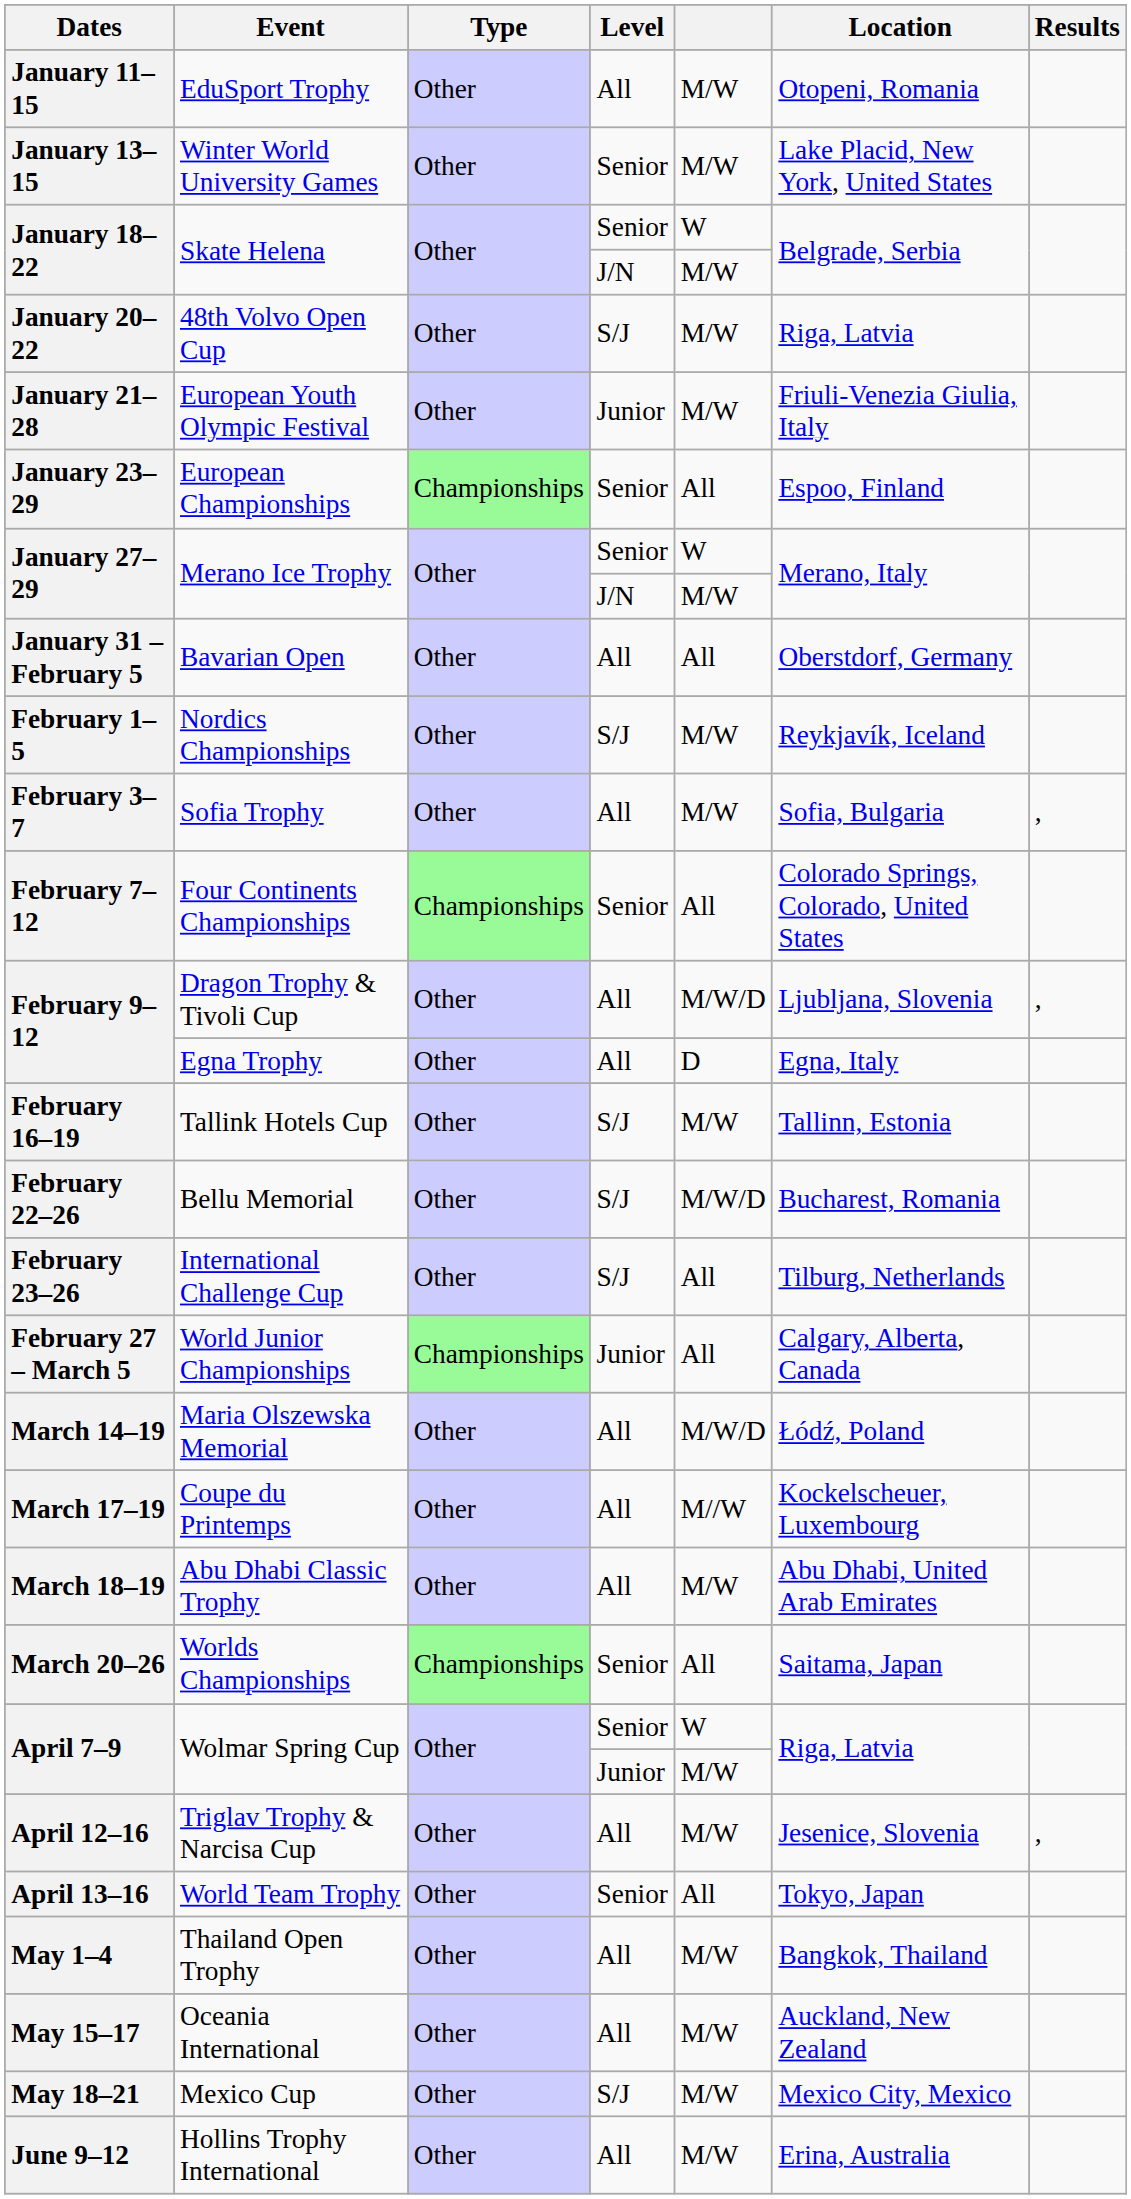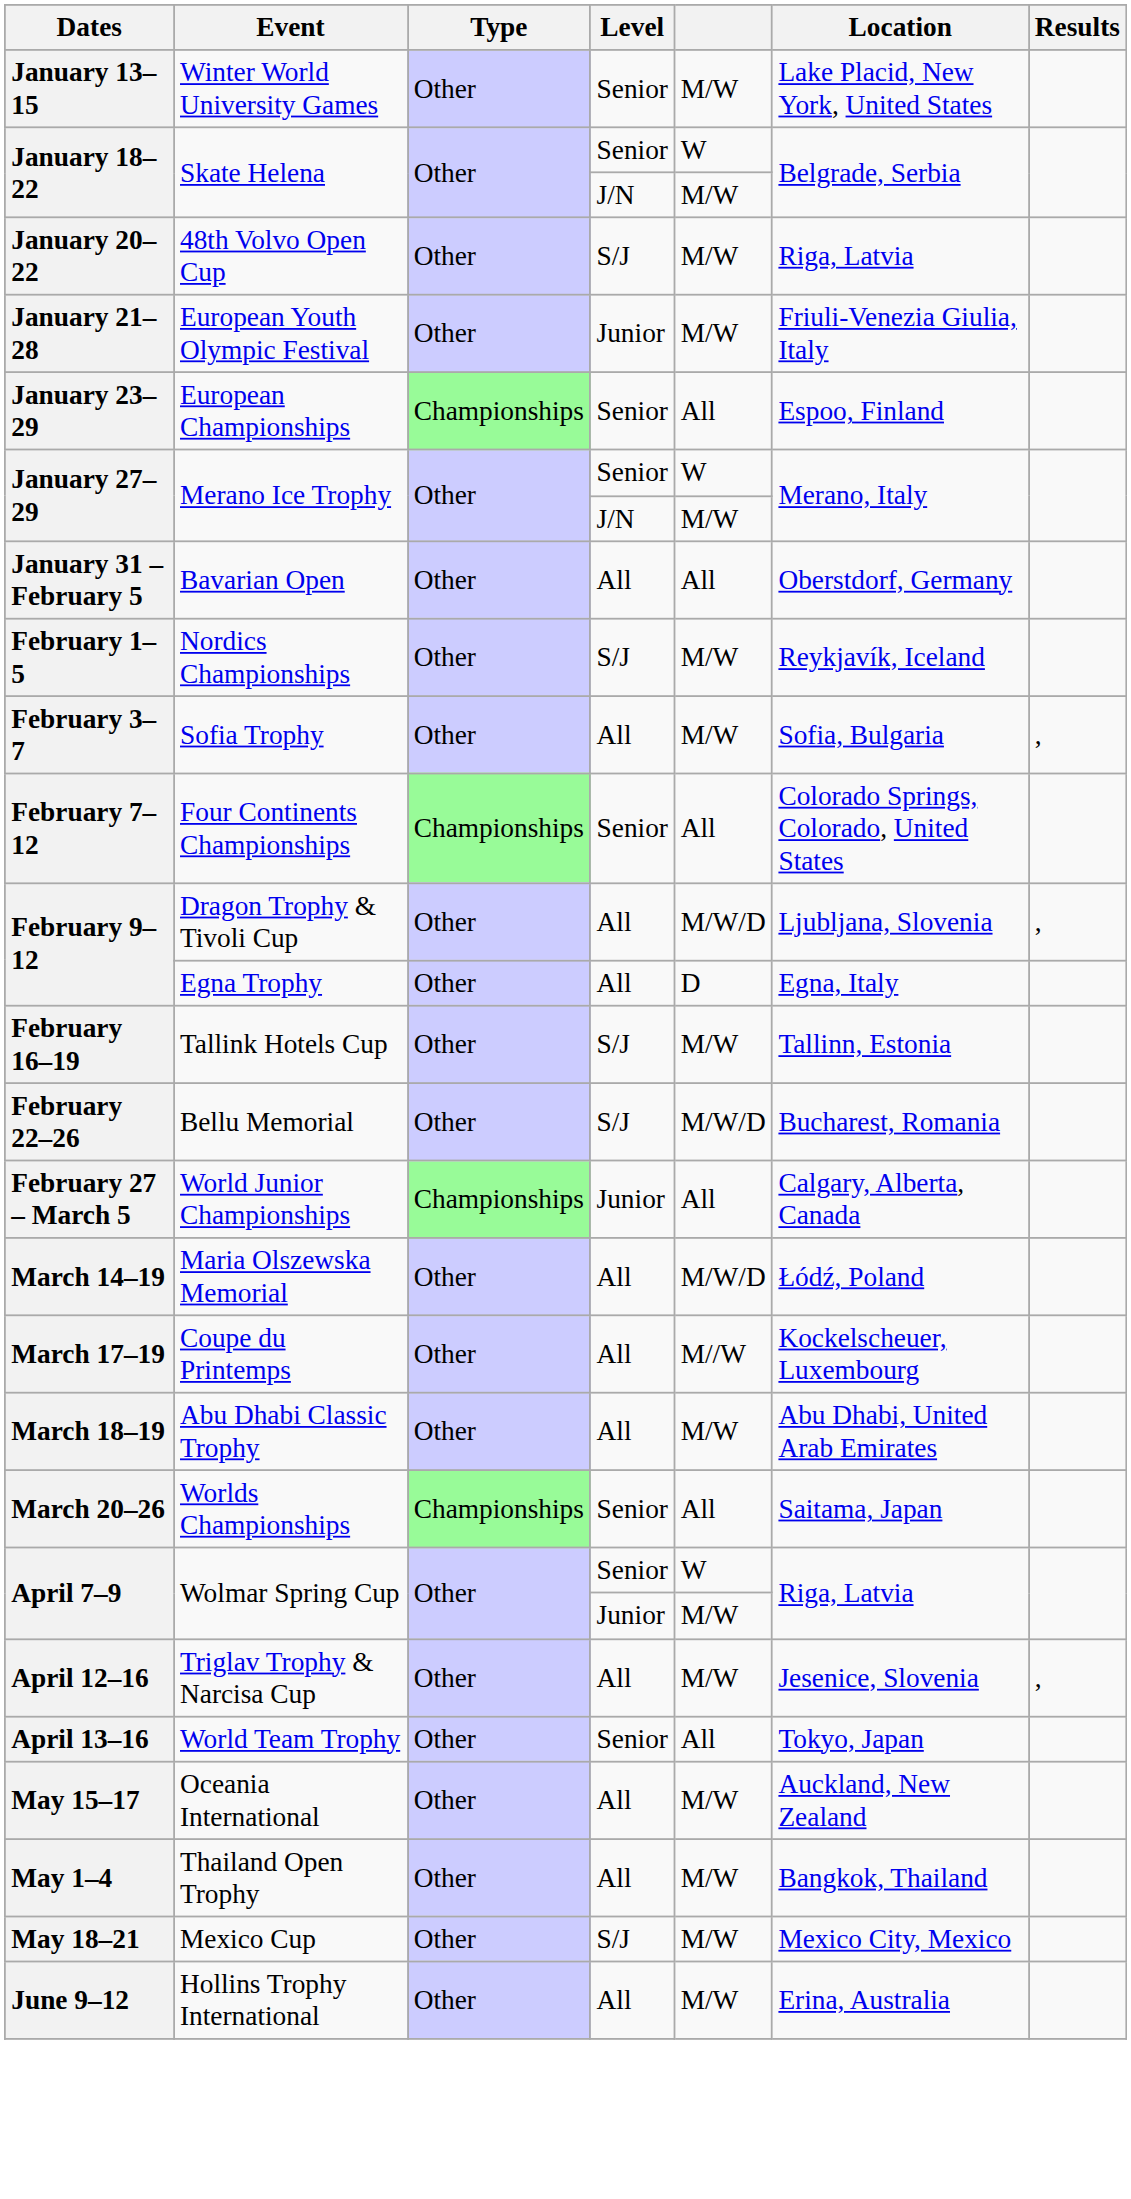- row: (275, 88)
- row: (262, 1276)
rows swapped: (262, 1954) <-> (250, 2032)
